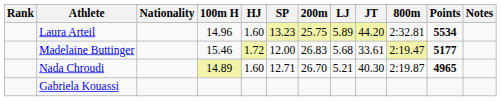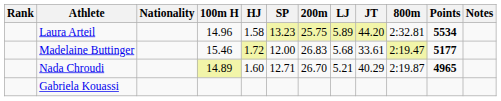(254, 31) 1.60 -> (254, 31) 1.58
(371, 68) 40.30 -> (371, 68) 40.29
